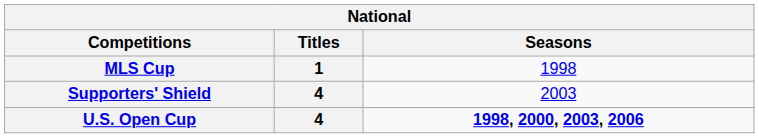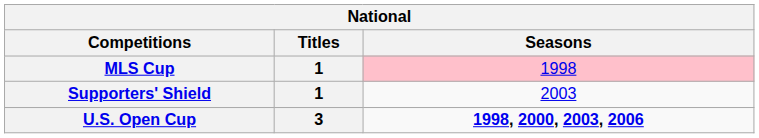(558, 68) no background -> (558, 68) pink background
(319, 94) 4 -> (319, 94) 1
(319, 119) 4 -> (319, 119) 3
